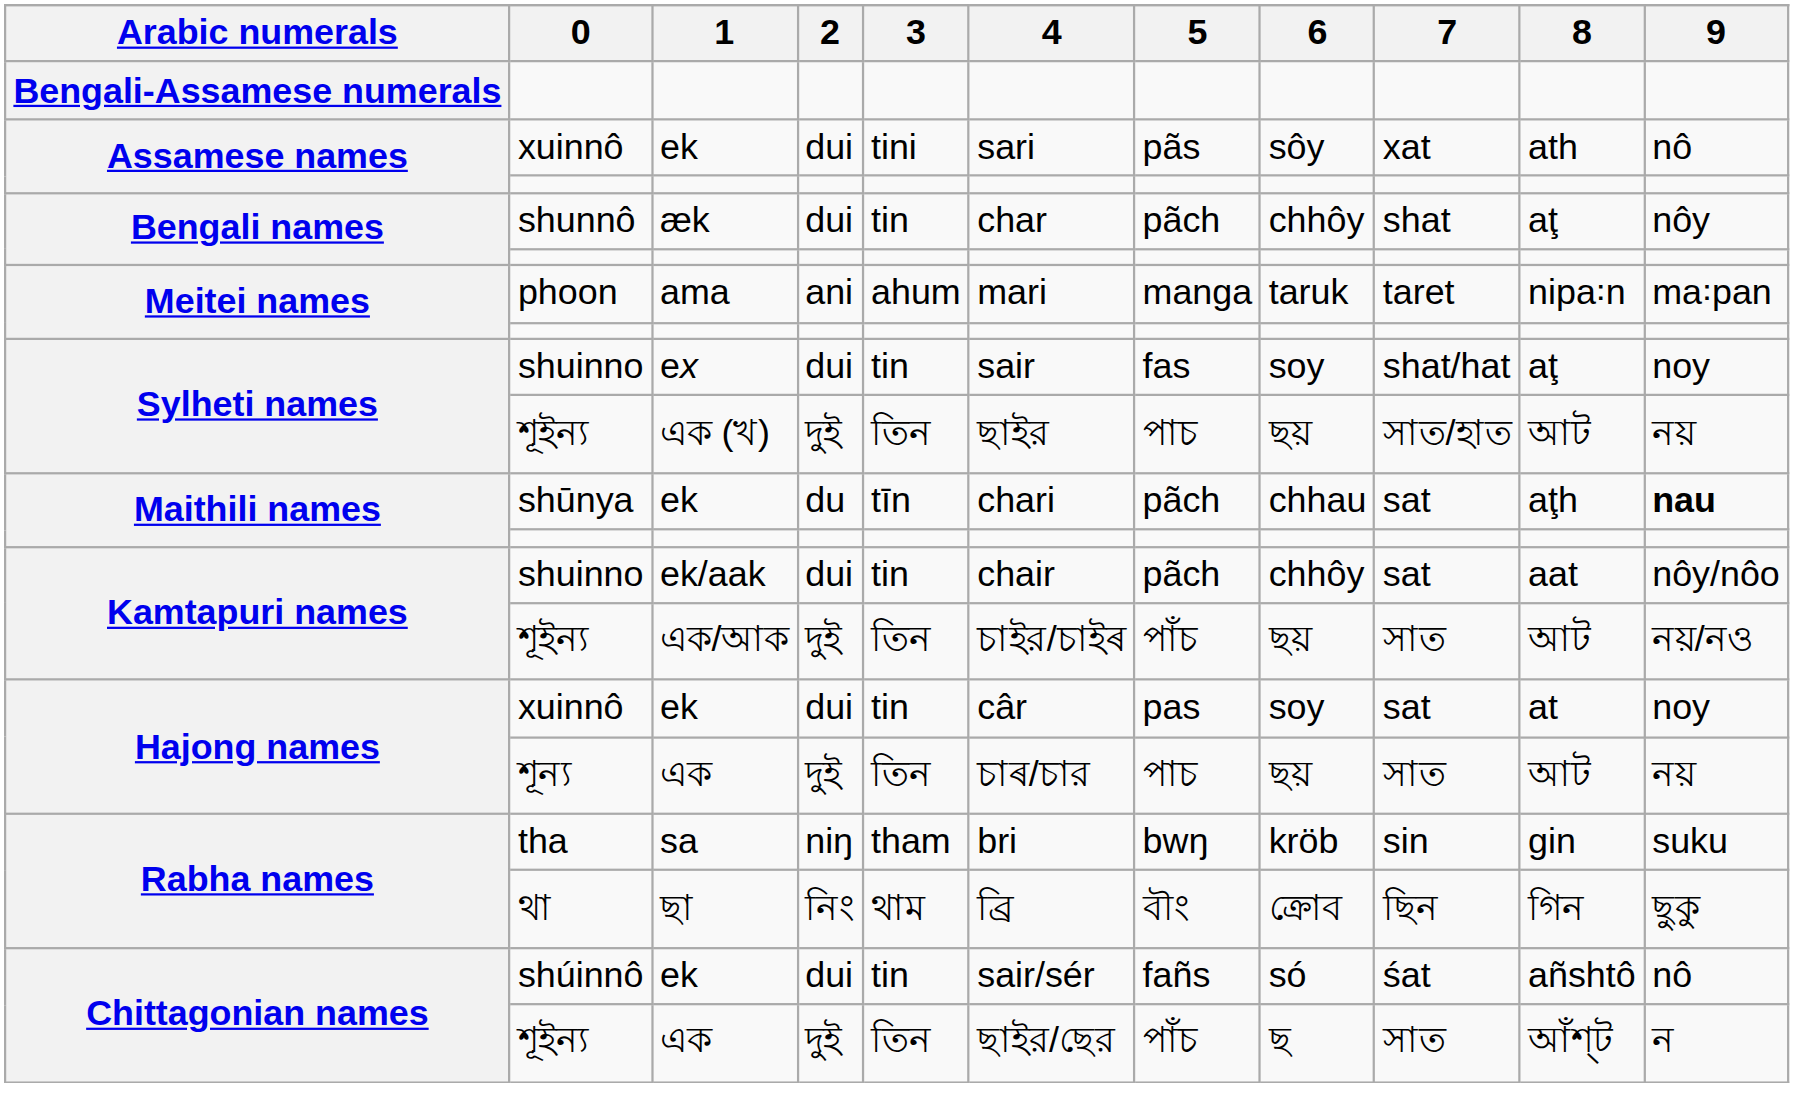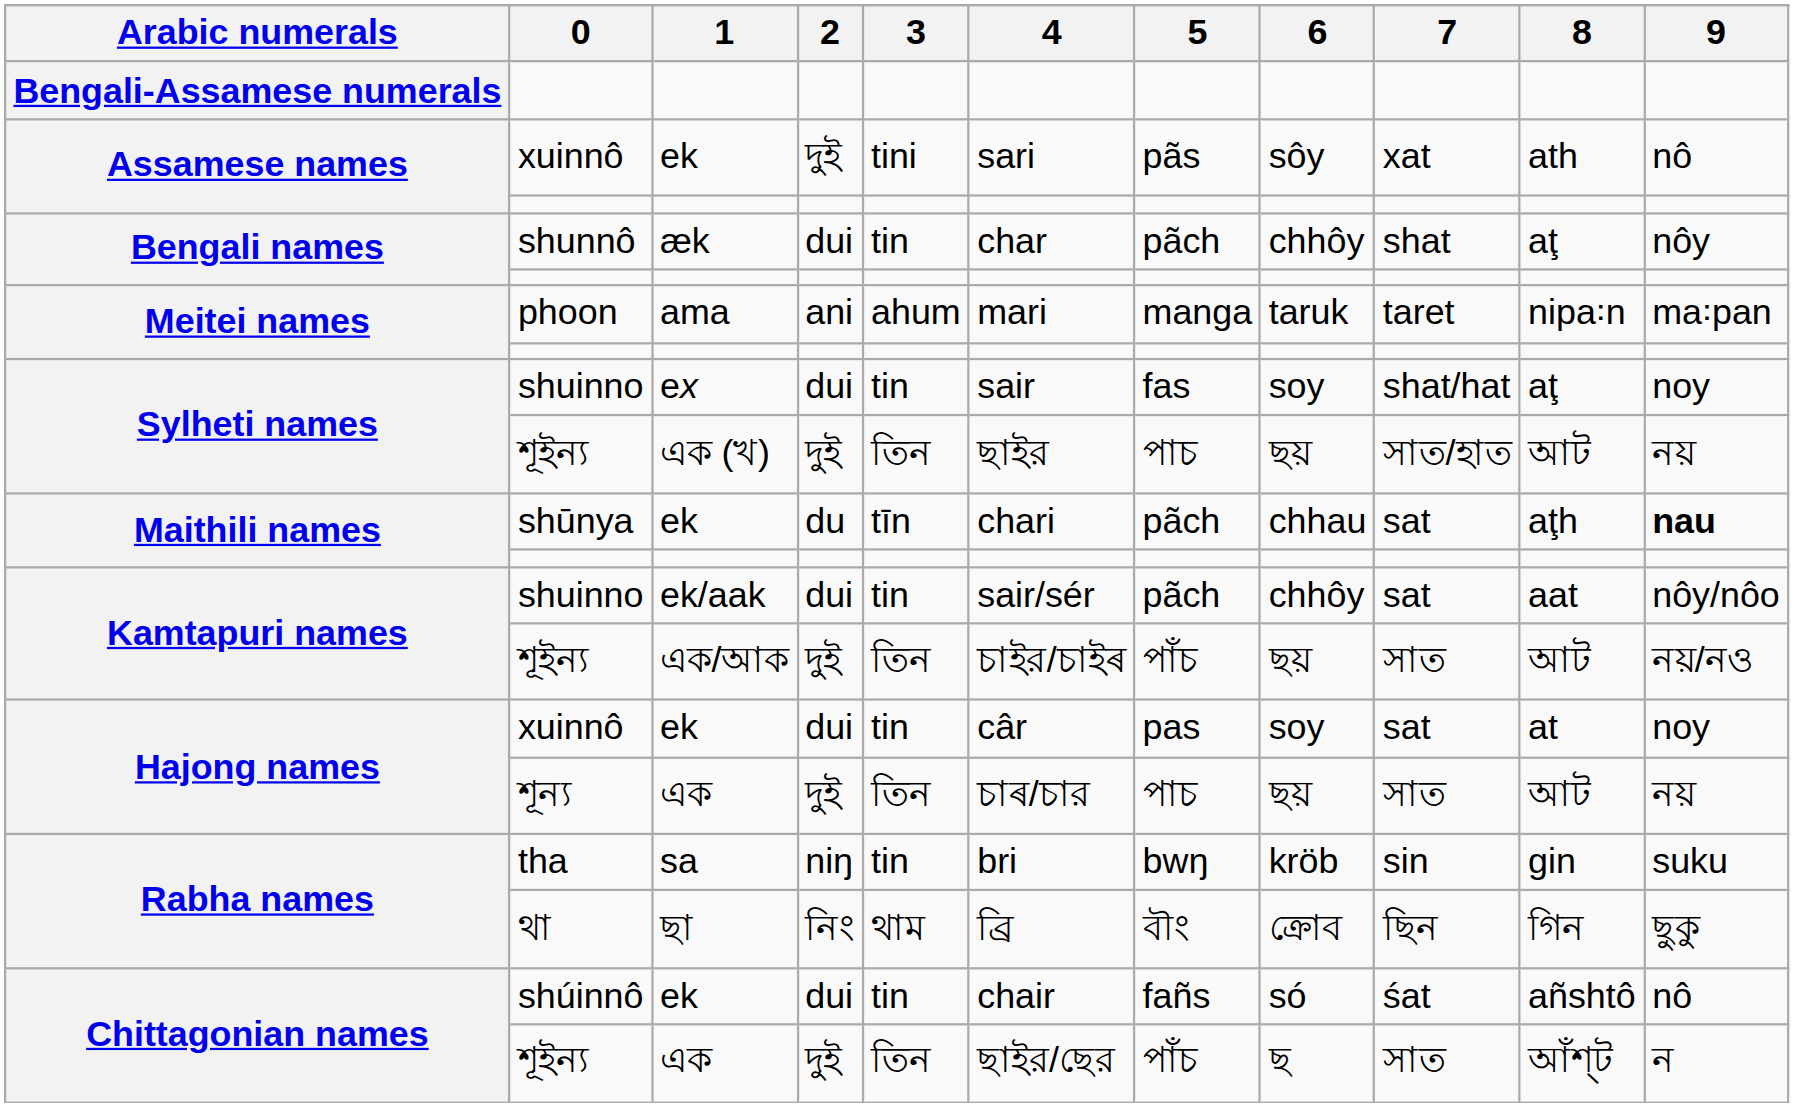(829, 146) dui -> (823, 155) দুই
(1016, 573) chair -> (1036, 594) sair/sér
(911, 841) tham -> (890, 861) tin
(1036, 975) sair/sér -> (1016, 995) chair
